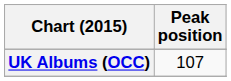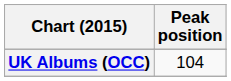(190, 62) 107 -> (190, 62) 104
